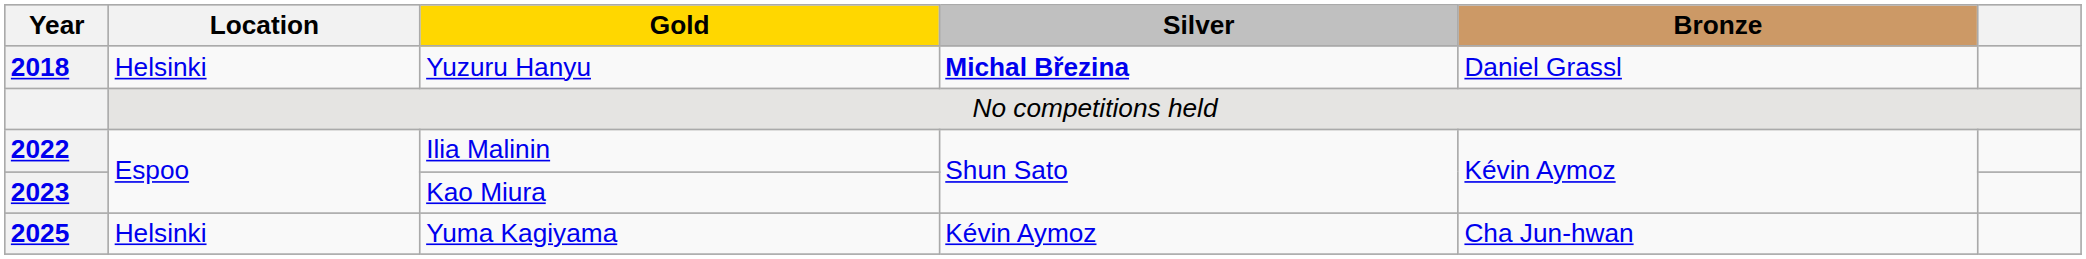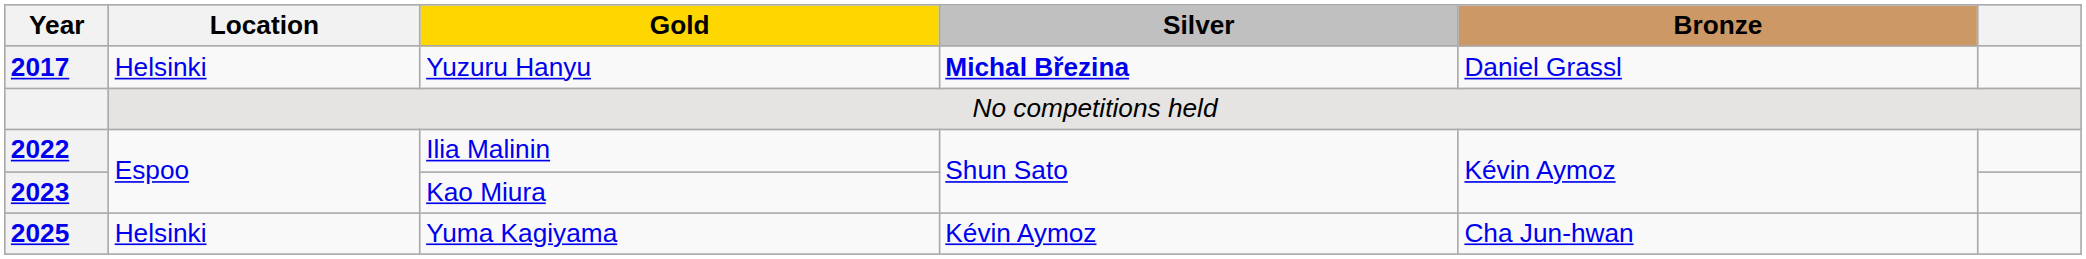(40, 66) 2018 -> (40, 66) 2017
